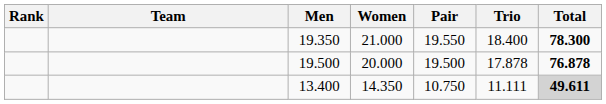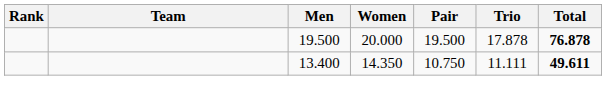- row: (319, 39)
(570, 87) lightgrey background -> (570, 63) no background
